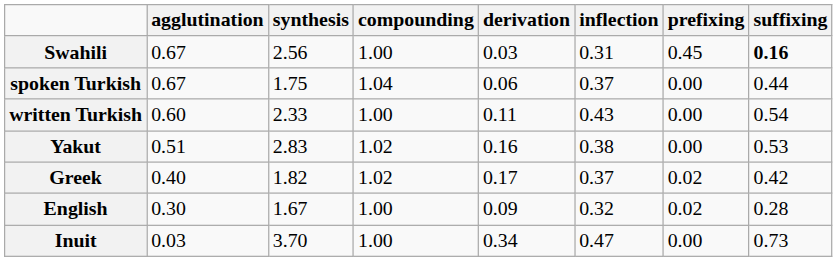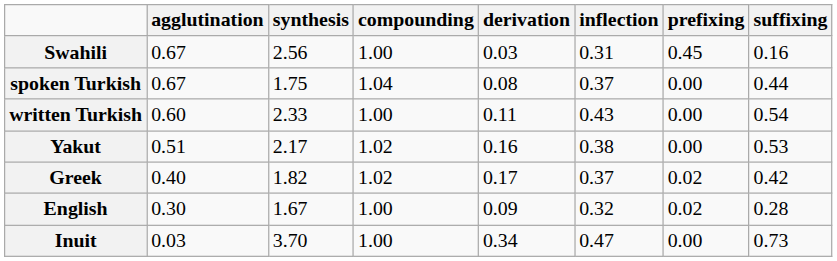(771, 51) bold -> (771, 51) normal
(500, 83) 0.06 -> (500, 83) 0.08
(290, 146) 2.83 -> (290, 146) 2.17
